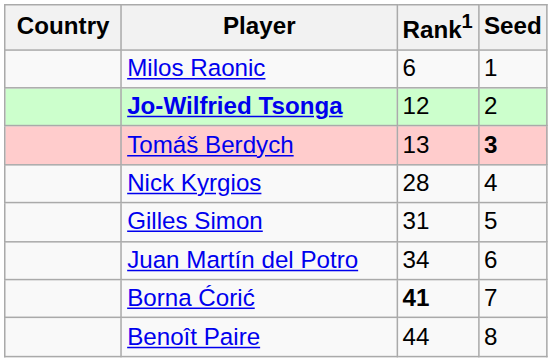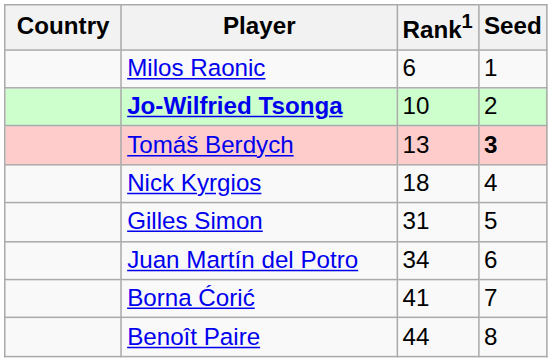(416, 106) 12 -> (416, 106) 10
(416, 183) 28 -> (416, 183) 18
(416, 298) bold -> (416, 298) normal
